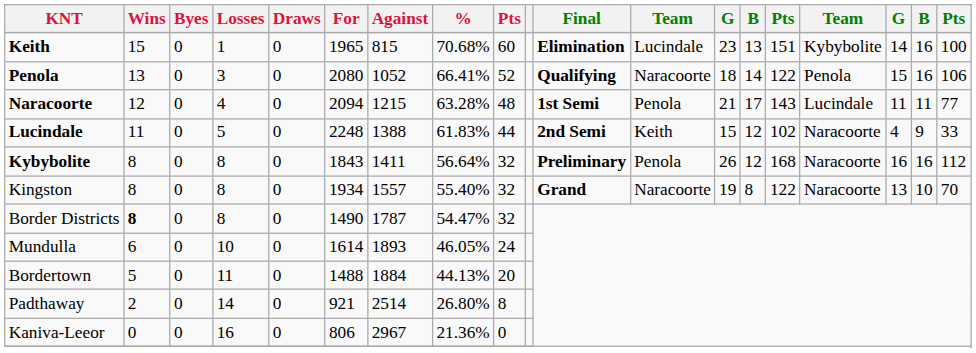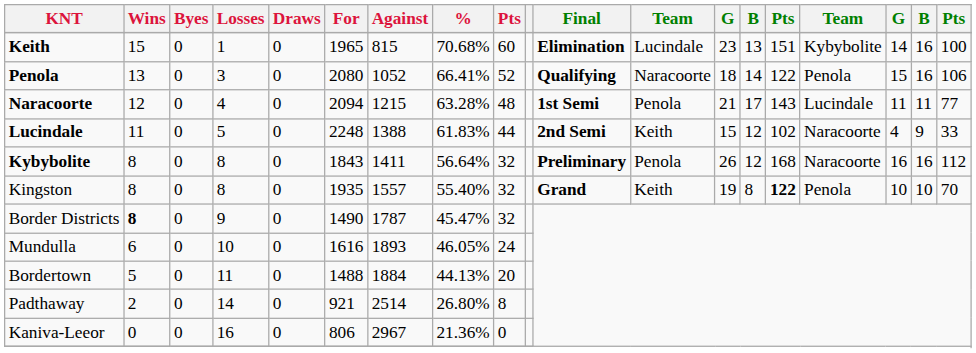(346, 189) 1934 -> (346, 189) 1935
(673, 189) Naracoorte -> (653, 189) Keith
(783, 189) normal -> (783, 189) bold
(842, 189) Naracoorte -> (828, 189) Penola
(899, 189) 13 -> (899, 189) 10
(221, 217) 8 -> (221, 217) 9
(463, 217) 54.47% -> (463, 217) 45.47%
(346, 246) 1614 -> (346, 246) 1616
